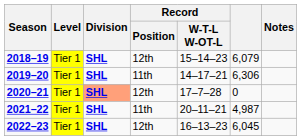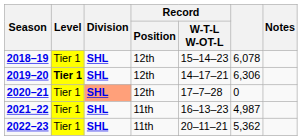(246, 59) 6,079 -> (247, 59) 6,078
(67, 76) normal -> (68, 76) bold
(143, 76) 11th -> (144, 76) 12th
(203, 110) 20–11–21 -> (205, 110) 16–13–23
(143, 127) 12th -> (144, 127) 11th
(204, 127) 16–13–23 -> (204, 127) 20–11–21
(246, 127) 6,045 -> (247, 127) 5,362
